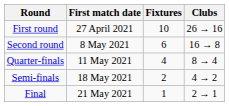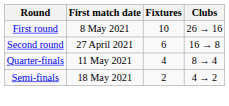(105, 28) 27 April 2021 -> (105, 28) 8 May 2021
(105, 45) 8 May 2021 -> (105, 45) 27 April 2021
- row: (35, 93)
